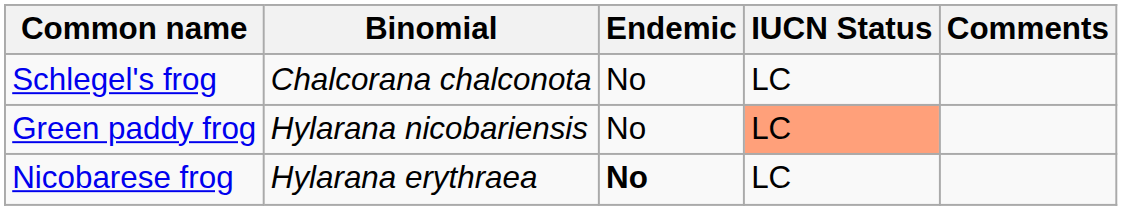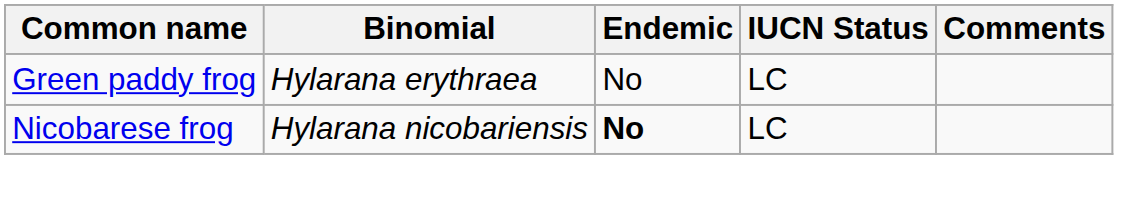- row: (115, 79)
(429, 128) Hylarana nicobariensis -> (404, 79) Hylarana erythraea
(771, 128) lightsalmon background -> (768, 79) no background
(404, 178) Hylarana erythraea -> (429, 128) Hylarana nicobariensis
